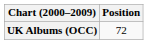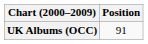(121, 30) 72 -> (121, 30) 91
